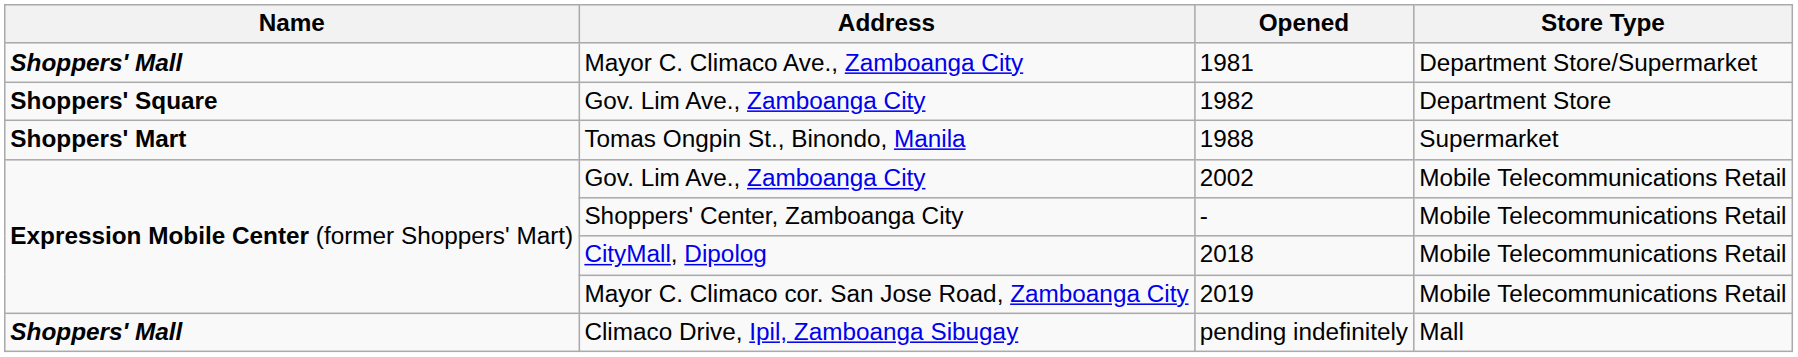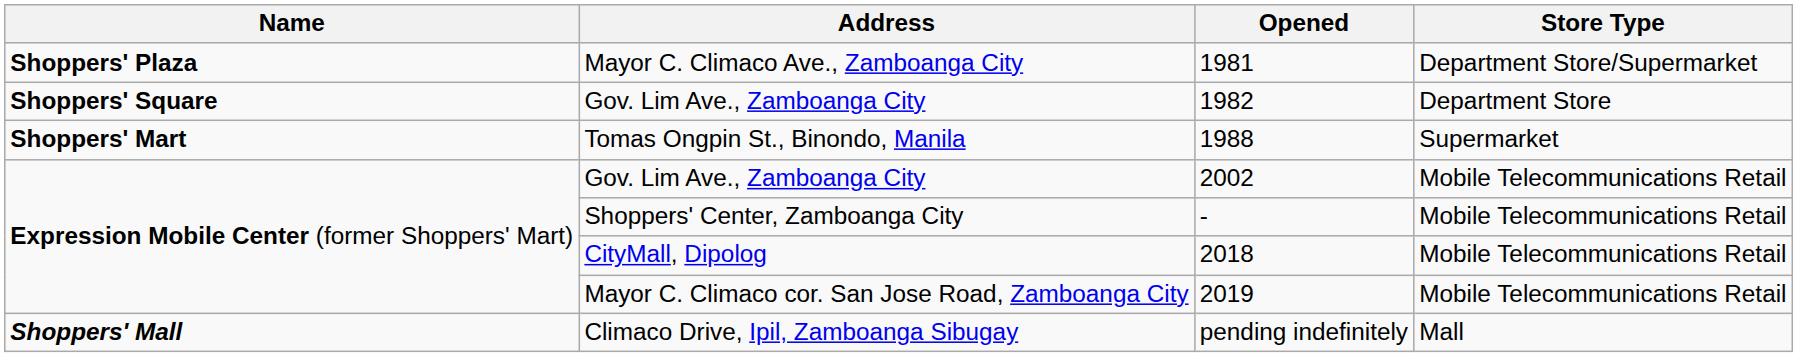(96, 62) Shoppers' Mall -> (104, 62) Shoppers' Plaza
